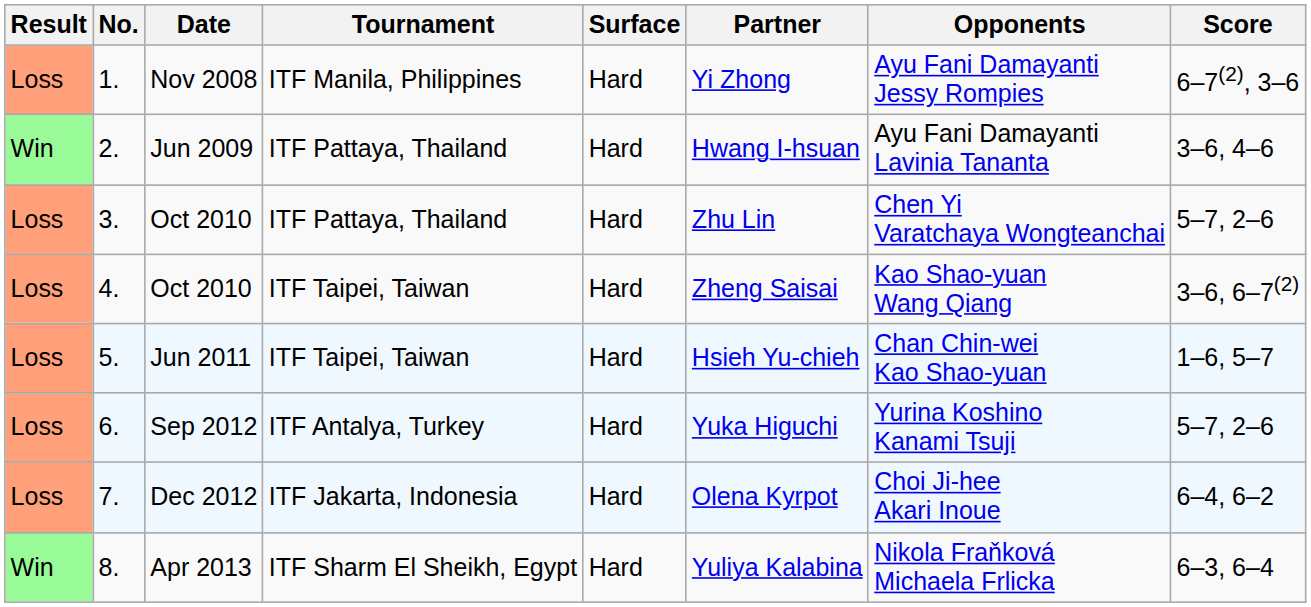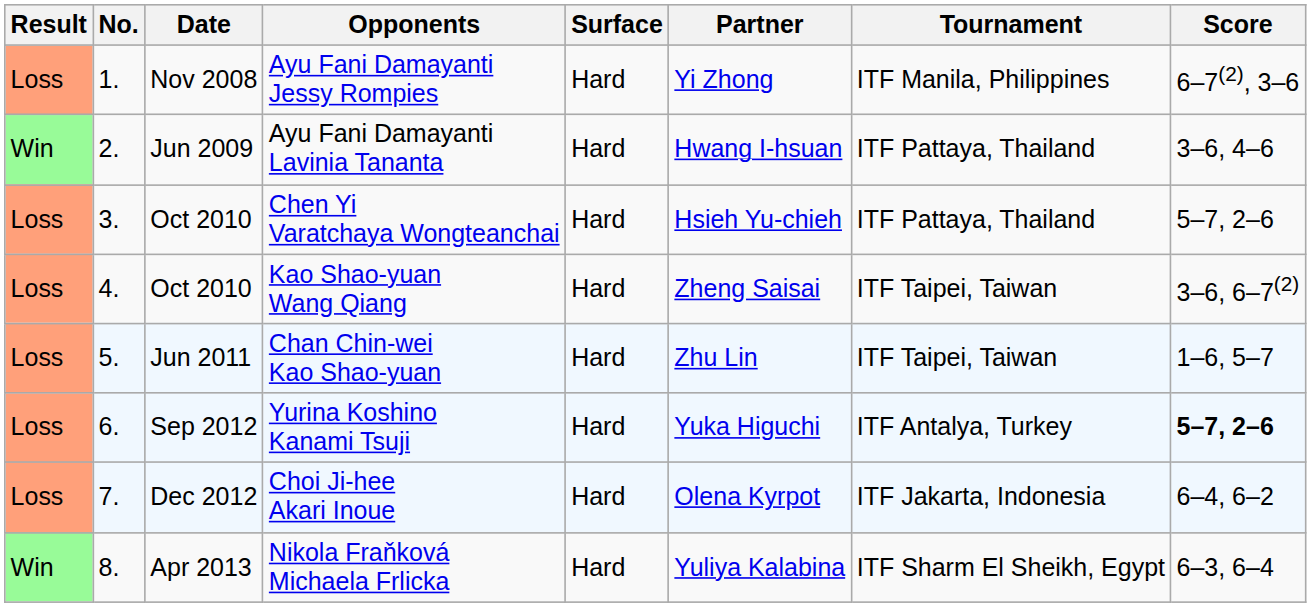columns swapped: (423, 24) <-> (1020, 24)
(734, 218) Zhu Lin -> (758, 218) Hsieh Yu-chieh
(776, 357) Hsieh Yu-chieh -> (716, 357) Zhu Lin
(1225, 426) normal -> (1225, 426) bold
